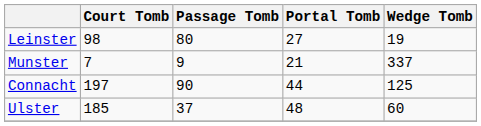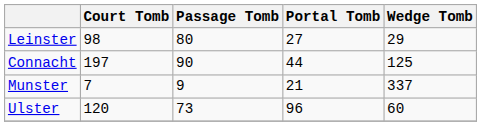(396, 40) 19 -> (396, 40) 29
rows swapped: (38, 63) <-> (42, 86)
(96, 109) 185 -> (96, 109) 120
(185, 109) 37 -> (185, 109) 73
(294, 109) 48 -> (294, 109) 96
